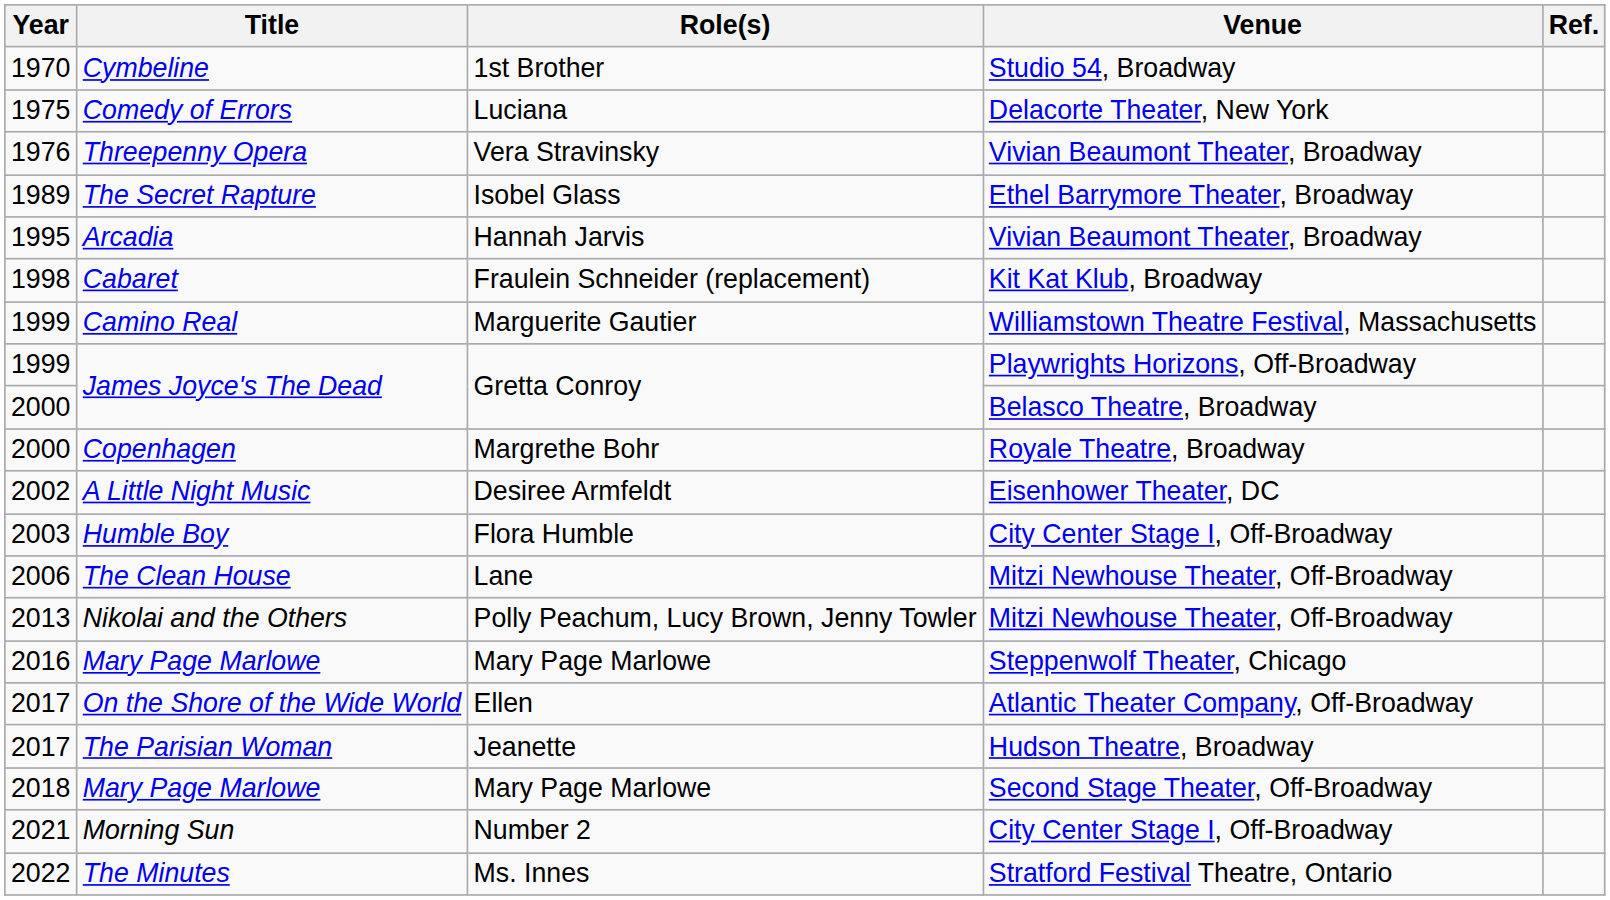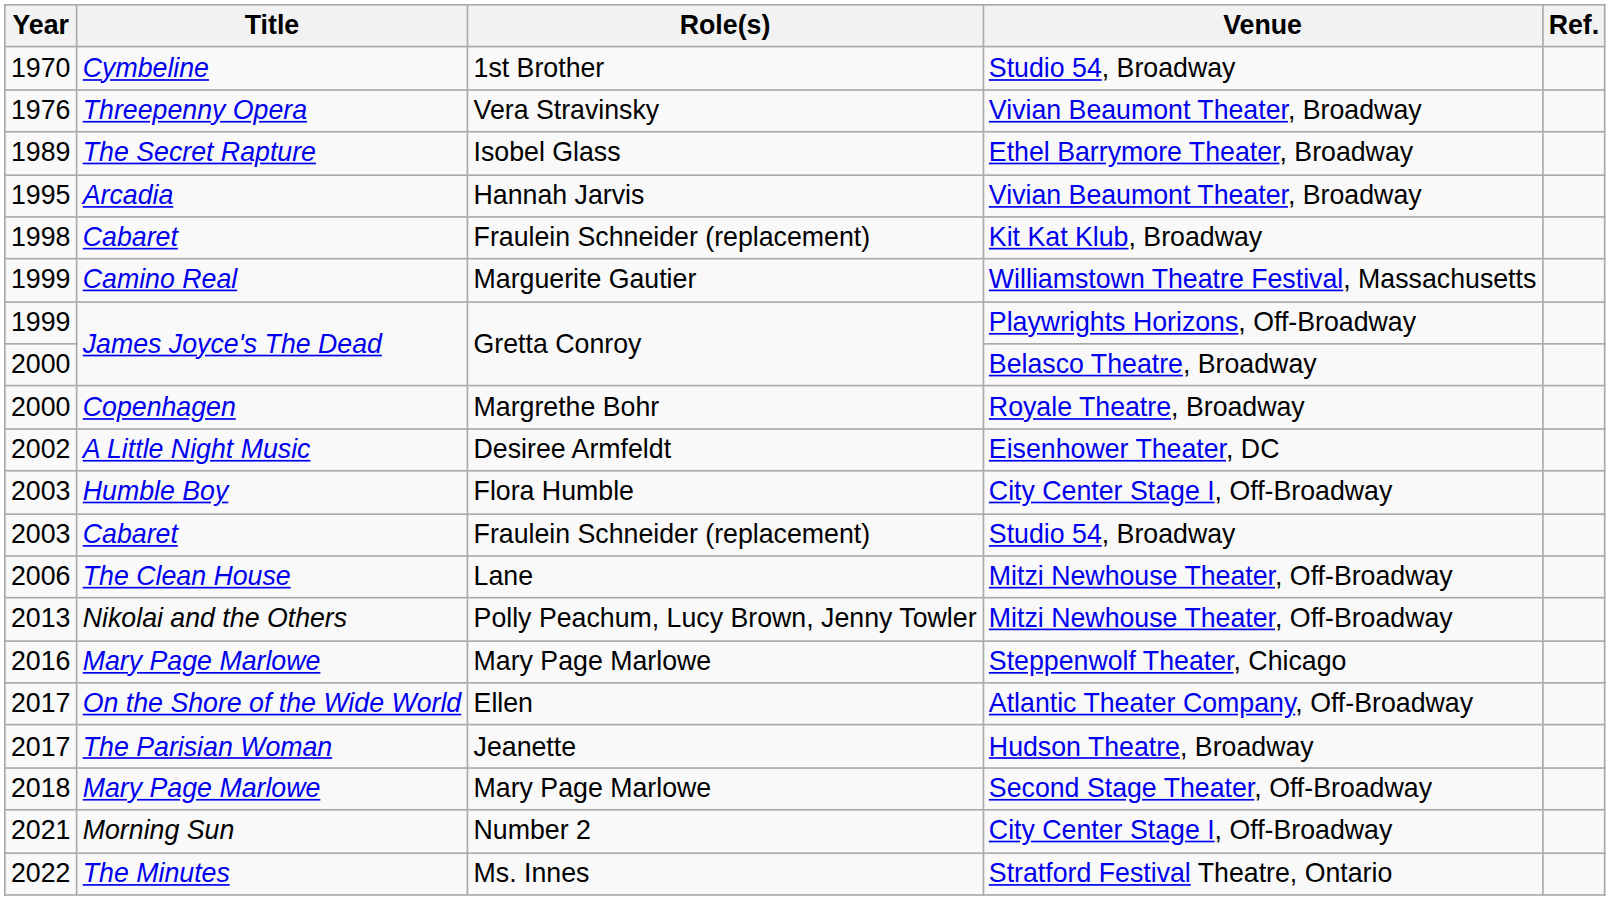- row: (41, 110)
+ row: (41, 534)
